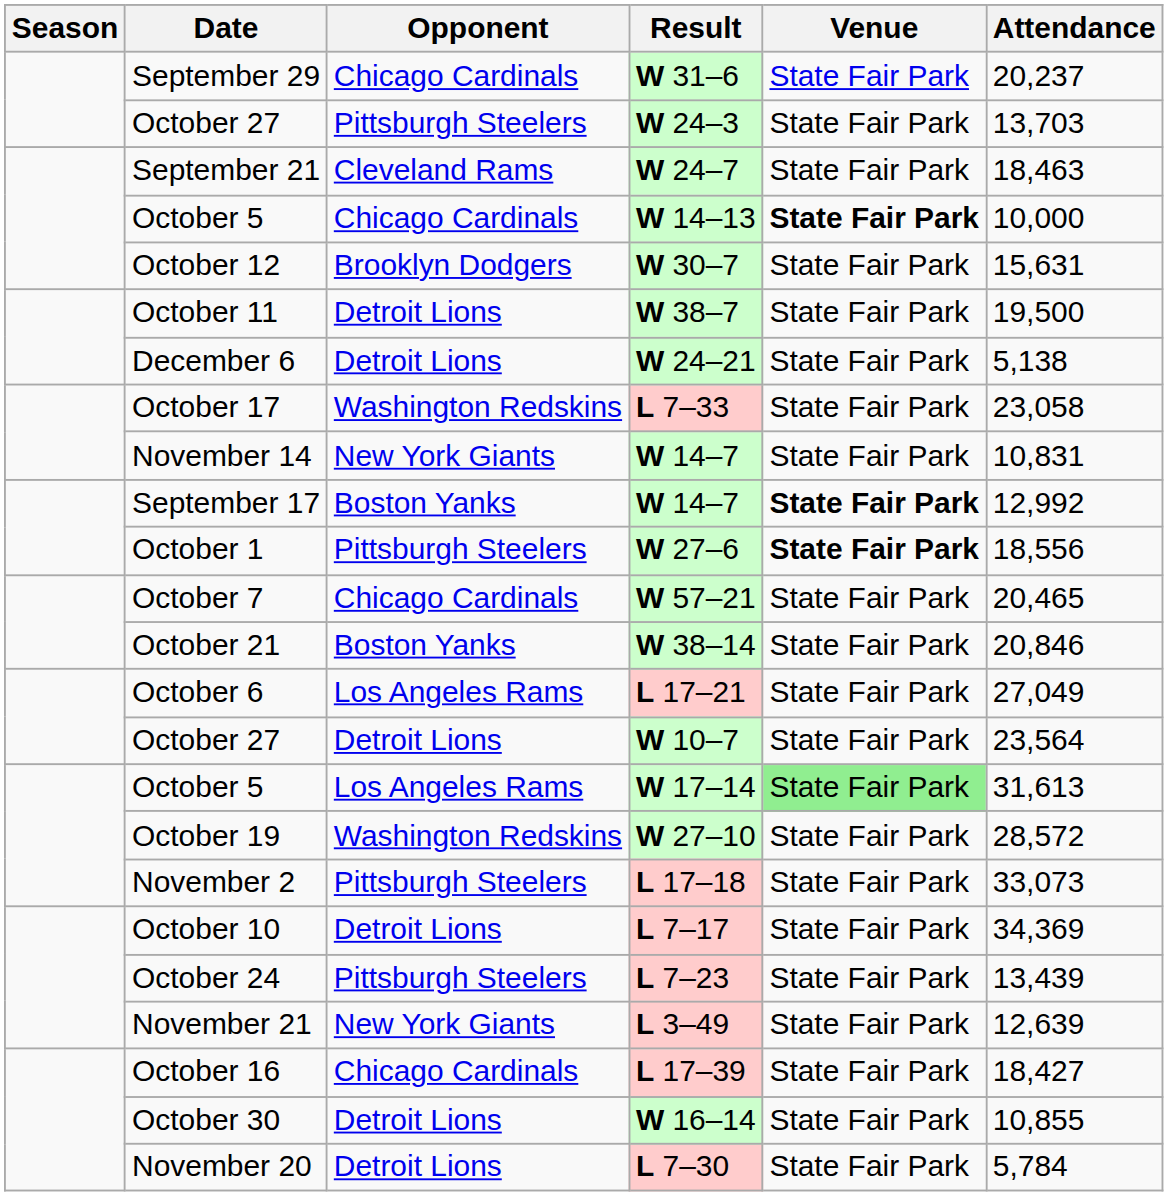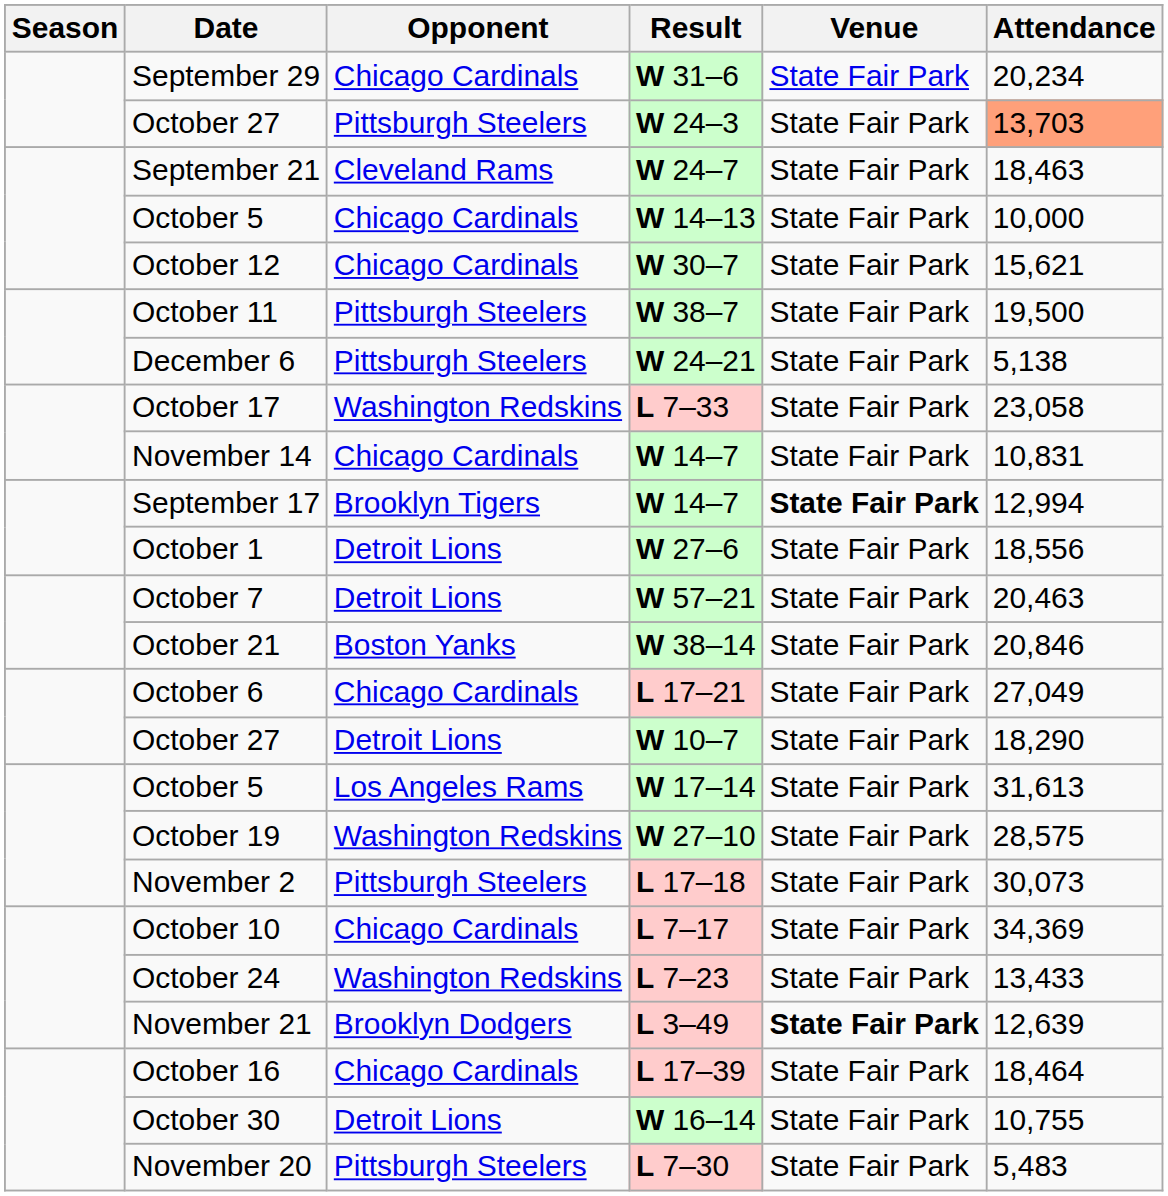(1039, 75) 20,237 -> (1039, 75) 20,234
(1039, 123) no background -> (1039, 123) lightsalmon background
(874, 218) bold -> (869, 218) normal
(453, 265) Brooklyn Dodgers -> (456, 265) Chicago Cardinals
(1039, 265) 15,631 -> (1039, 265) 15,621
(418, 312) Detroit Lions -> (460, 312) Pittsburgh Steelers
(418, 360) Detroit Lions -> (460, 360) Pittsburgh Steelers
(444, 455) New York Giants -> (456, 455) Chicago Cardinals
(425, 502) Boston Yanks -> (437, 502) Brooklyn Tigers
(1039, 502) 12,992 -> (1039, 502) 12,994
(460, 550) Pittsburgh Steelers -> (418, 550) Detroit Lions
(874, 550) bold -> (869, 550) normal
(456, 597) Chicago Cardinals -> (418, 597) Detroit Lions
(1039, 597) 20,465 -> (1039, 597) 20,463
(459, 692) Los Angeles Rams -> (456, 692) Chicago Cardinals
(1039, 739) 23,564 -> (1039, 739) 18,290
(869, 787) lightgreen background -> (869, 787) no background
(1039, 834) 28,572 -> (1039, 834) 28,575
(1039, 882) 33,073 -> (1039, 882) 30,073
(418, 929) Detroit Lions -> (456, 929) Chicago Cardinals
(460, 977) Pittsburgh Steelers -> (478, 977) Washington Redskins
(1039, 977) 13,439 -> (1039, 977) 13,433
(444, 1024) New York Giants -> (453, 1024) Brooklyn Dodgers
(869, 1024) normal -> (874, 1024) bold
(1039, 1072) 18,427 -> (1039, 1072) 18,464
(1039, 1119) 10,855 -> (1039, 1119) 10,755
(418, 1167) Detroit Lions -> (460, 1167) Pittsburgh Steelers
(1030, 1167) 5,784 -> (1030, 1167) 5,483
